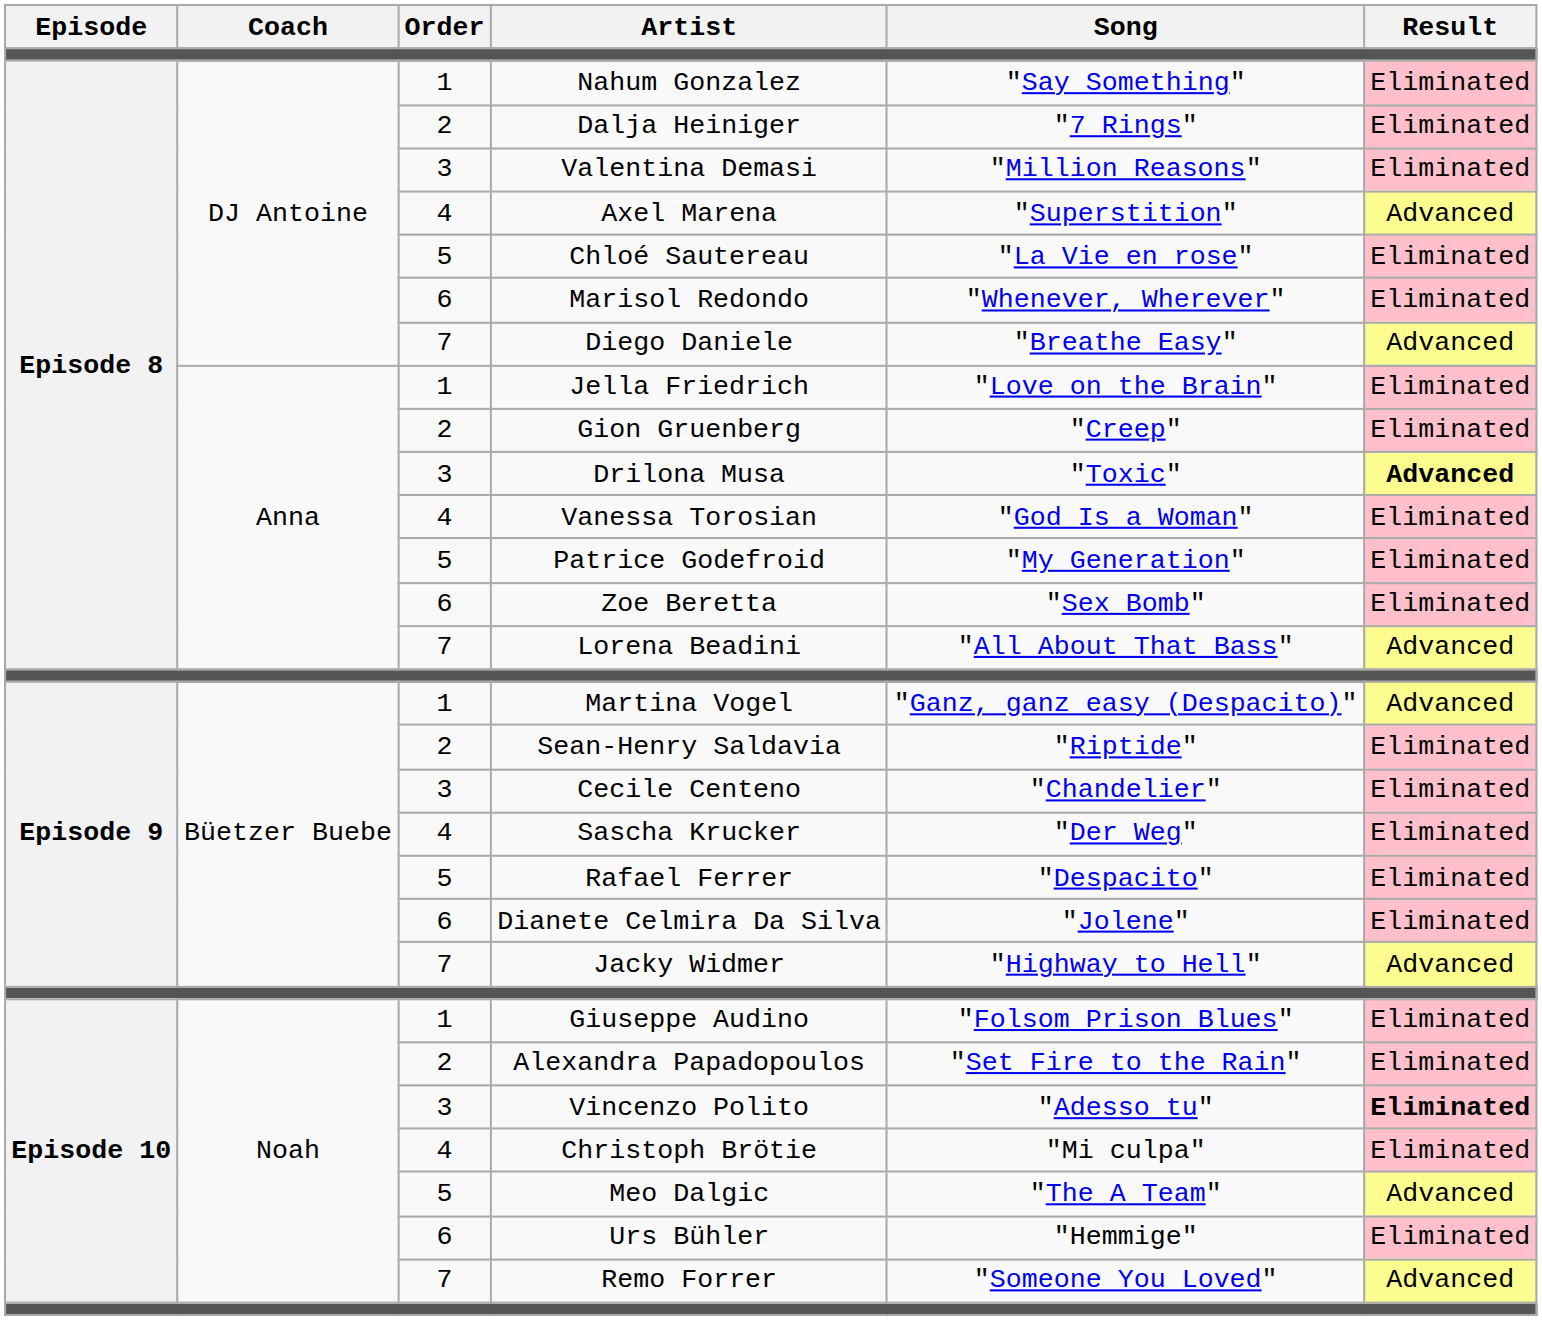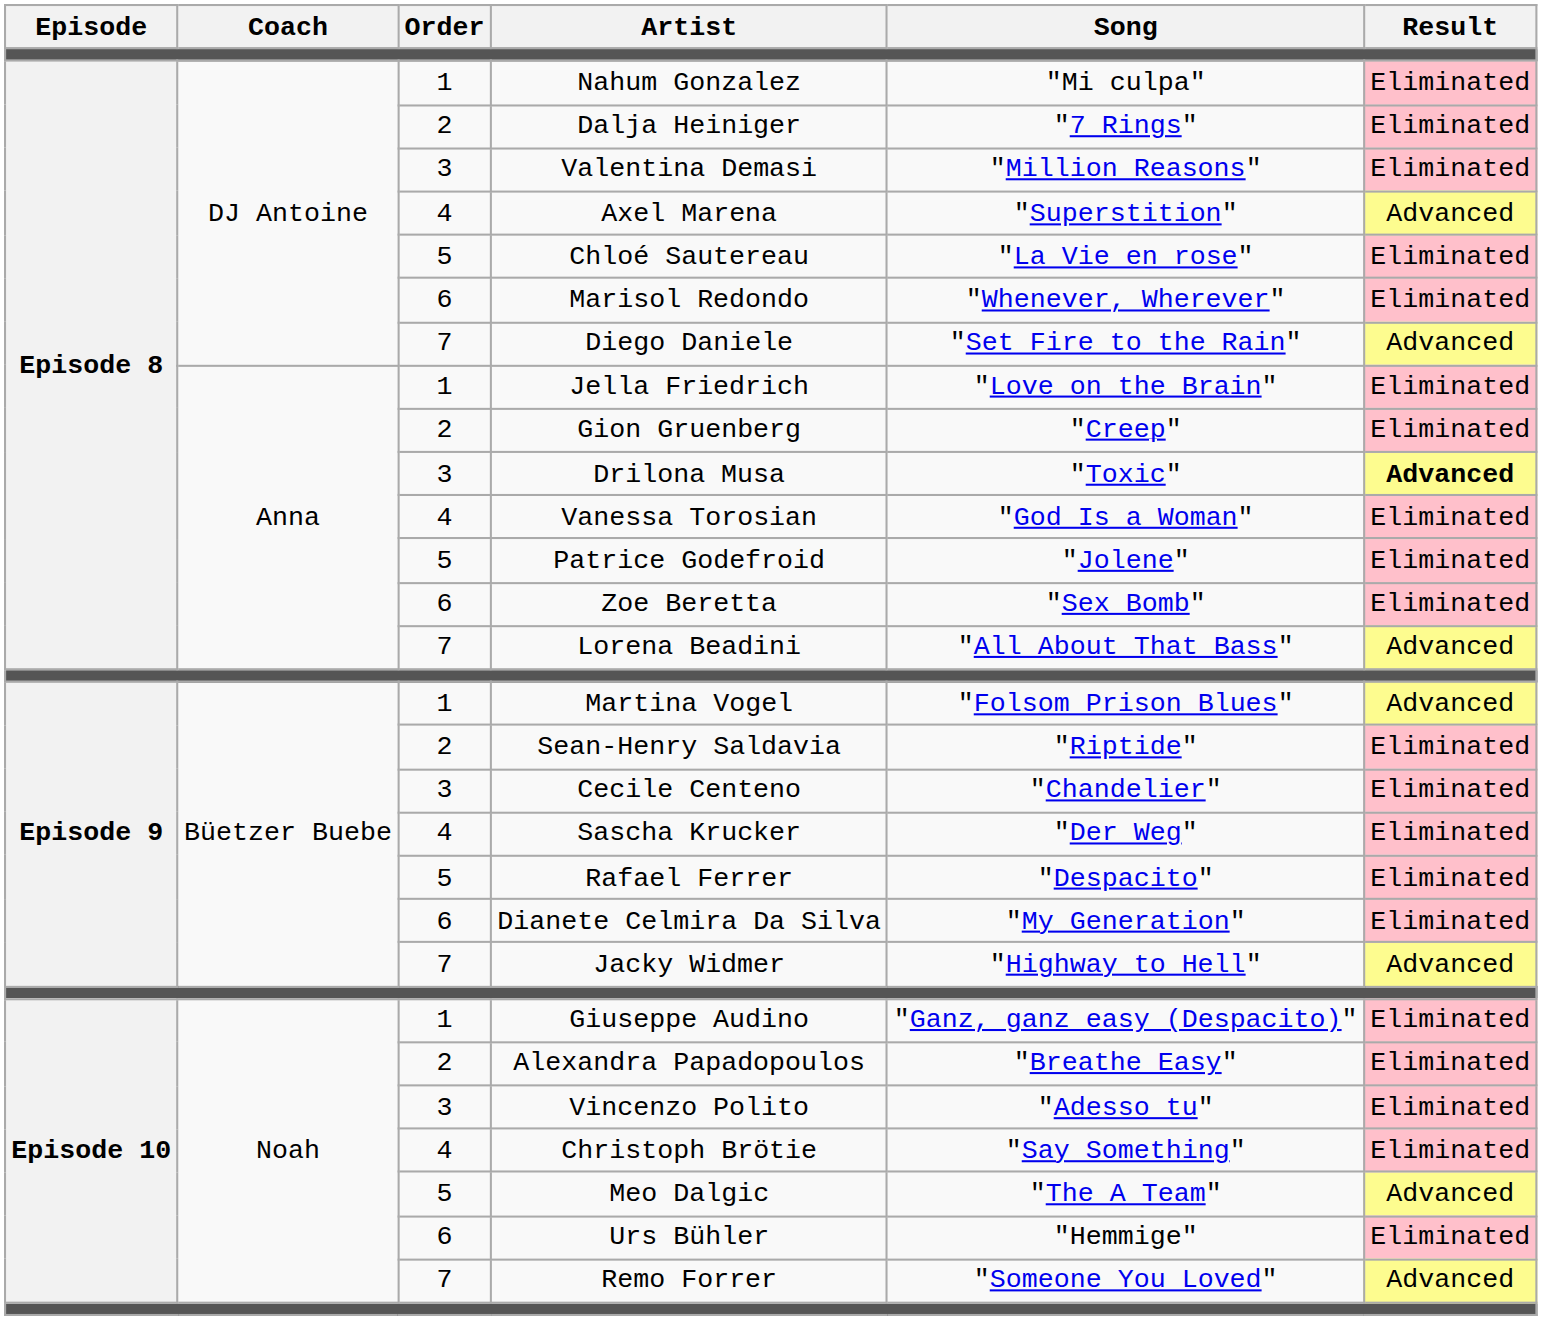(1126, 83) "Say Something" -> (1126, 83) "Mi culpa"
(1126, 343) "Breathe Easy" -> (1126, 343) "Set Fire to the Rain"
(1126, 561) "My Generation" -> (1126, 561) "Jolene"
(1126, 704) "Ganz, ganz easy (Despacito)" -> (1126, 704) "Folsom Prison Blues"
(1126, 921) "Jolene" -> (1126, 921) "My Generation"
(1126, 1020) "Folsom Prison Blues" -> (1126, 1020) "Ganz, ganz easy (Despacito)"
(1126, 1064) "Set Fire to the Rain" -> (1126, 1064) "Breathe Easy"
(1450, 1107) bold -> (1450, 1107) normal
(1126, 1151) "Mi culpa" -> (1126, 1151) "Say Something"
